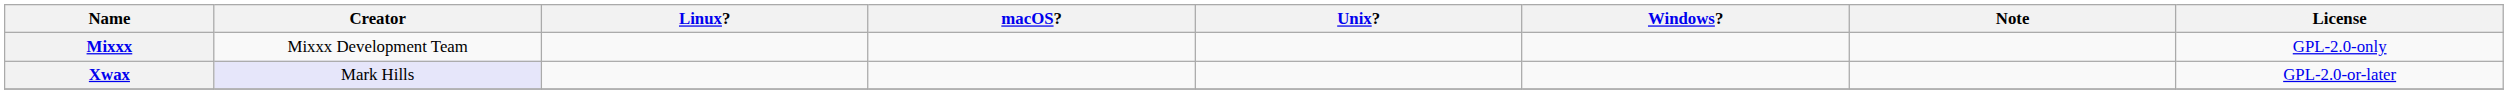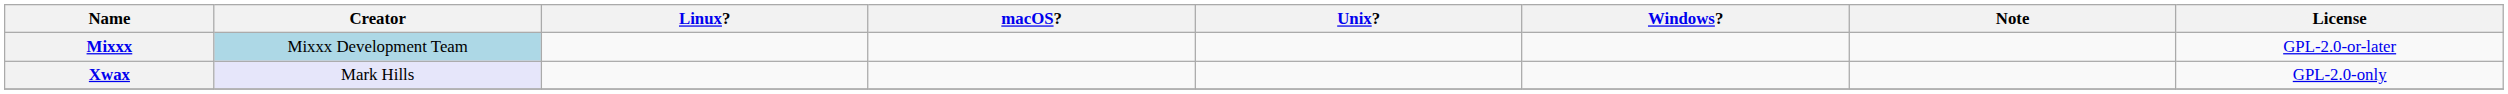(378, 46) no background -> (378, 46) lightblue background
(2340, 46) GPL-2.0-only -> (2340, 46) GPL-2.0-or-later
(2340, 75) GPL-2.0-or-later -> (2340, 75) GPL-2.0-only
